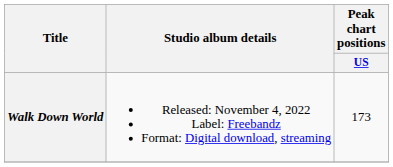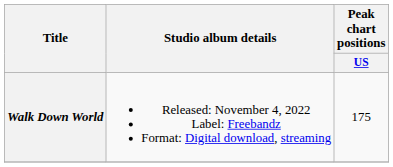(361, 117) 173 -> (361, 117) 175
